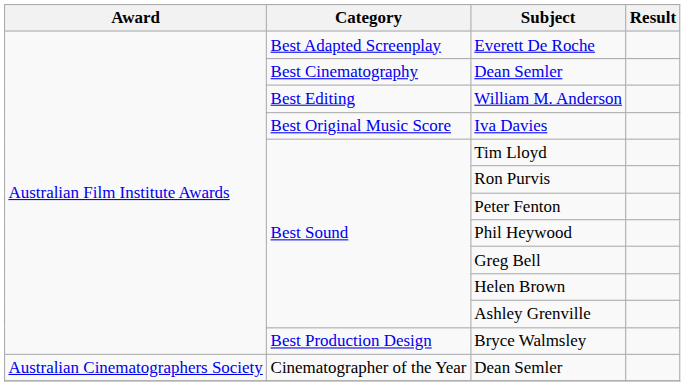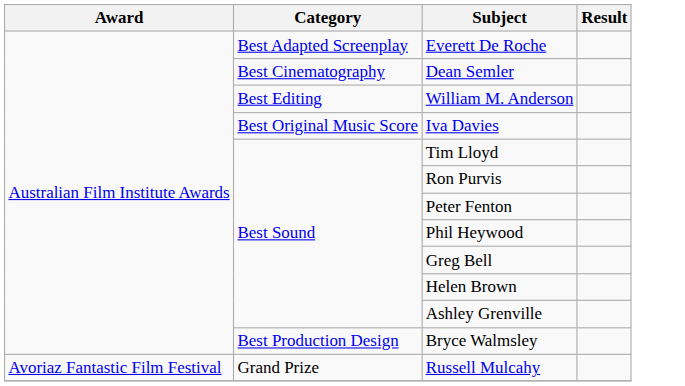- row: (369, 367)
+ row: (278, 367)
